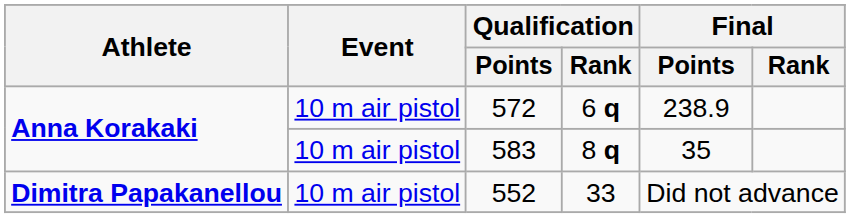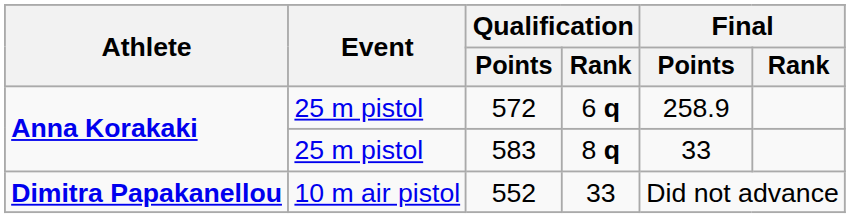(377, 108) 10 m air pistol -> (359, 108) 25 m pistol
(696, 108) 238.9 -> (696, 108) 258.9
(377, 150) 10 m air pistol -> (359, 150) 25 m pistol
(696, 150) 35 -> (696, 150) 33
